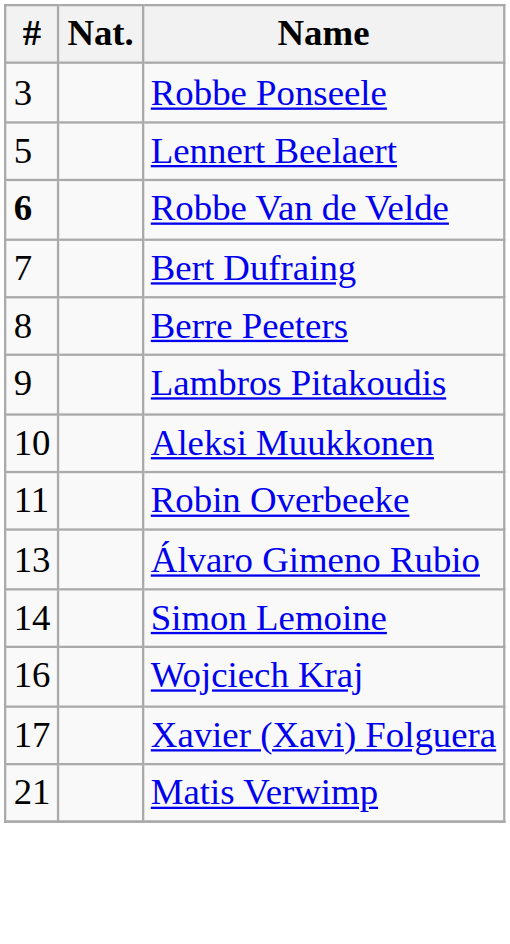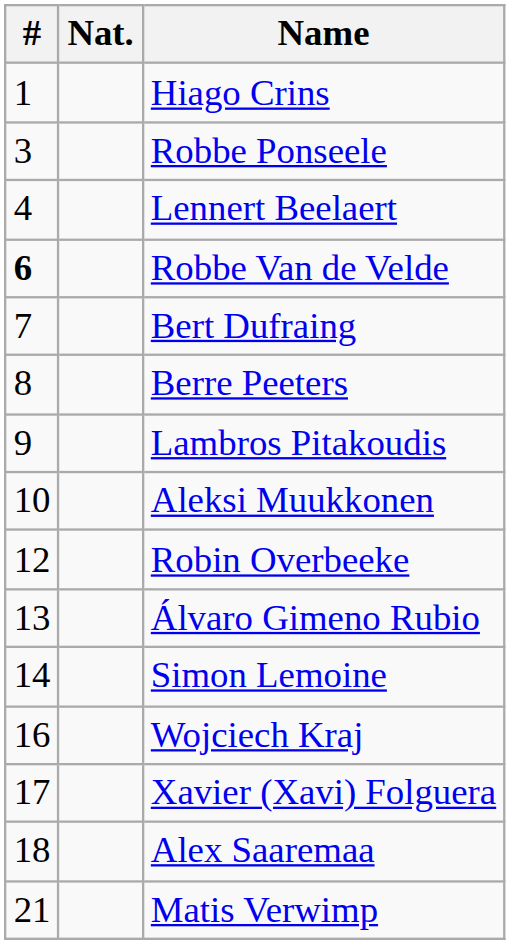+ row: (240, 92)
(23, 150) 5 -> (23, 208) 4
(31, 500) 11 -> (32, 558) 12
+ row: (263, 850)
